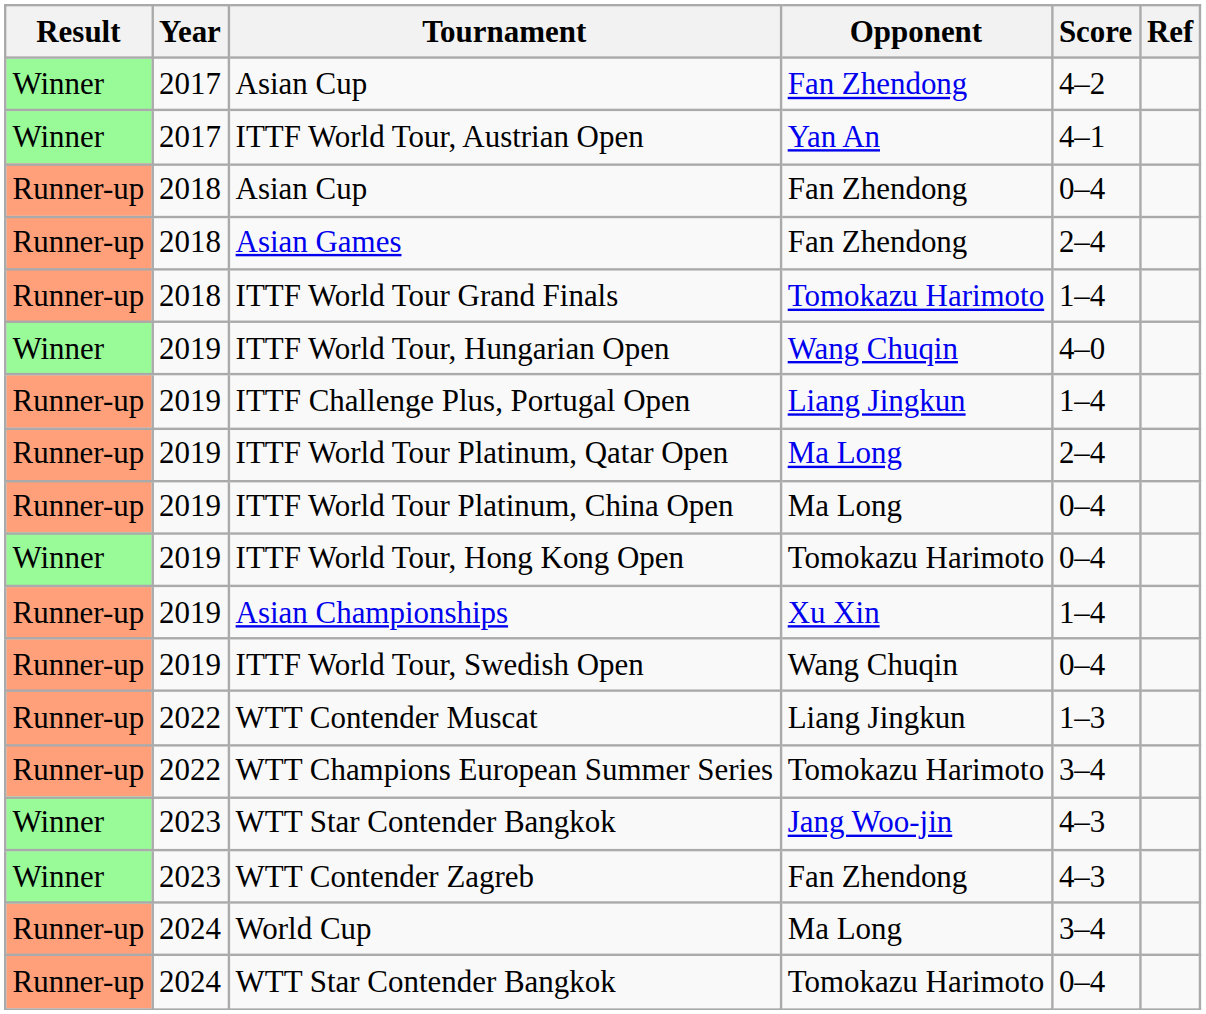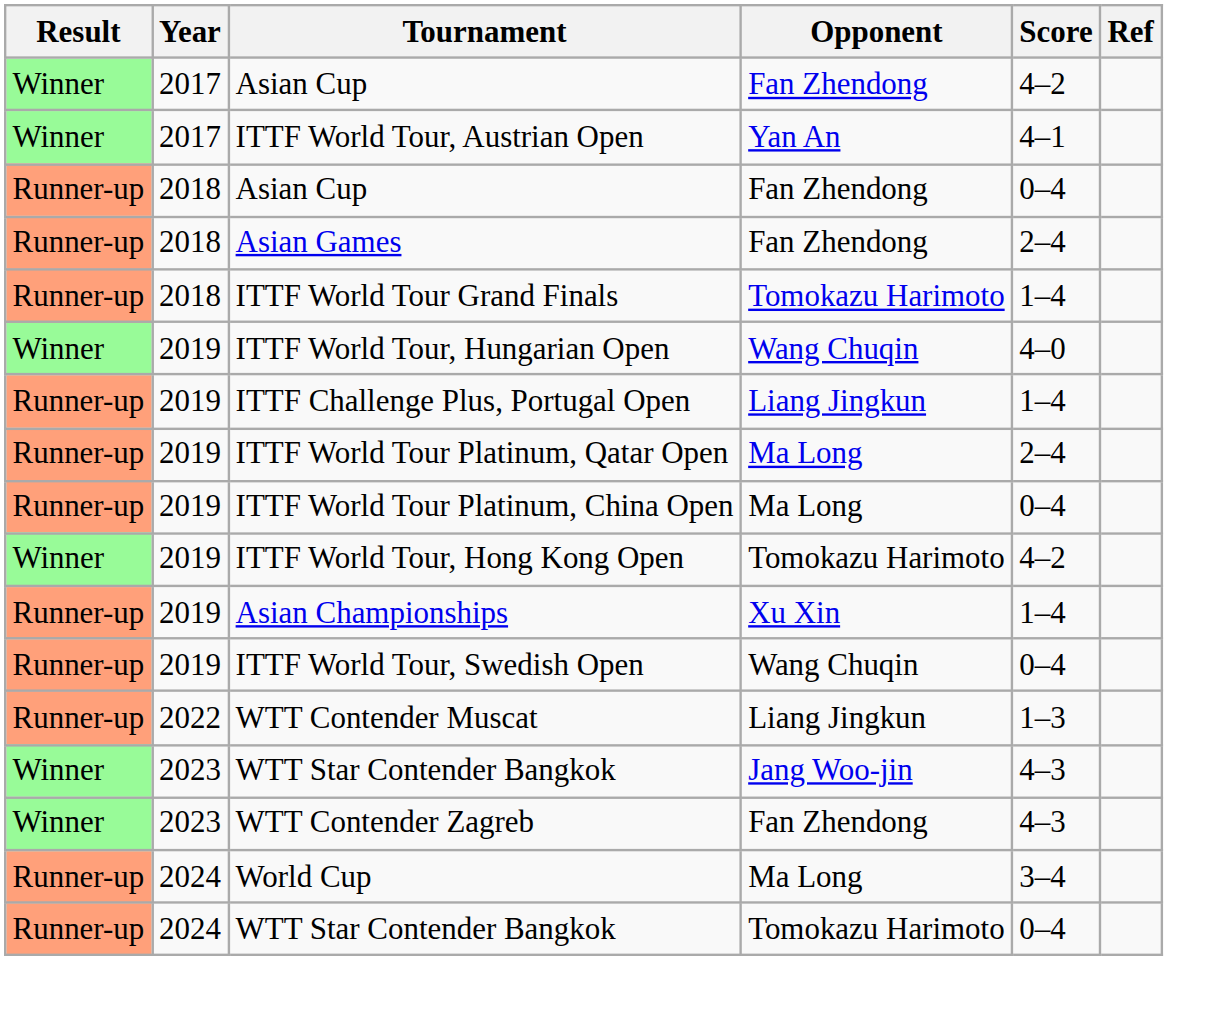(1082, 558) 0–4 -> (1043, 558) 4–2
- row: (190, 770)
